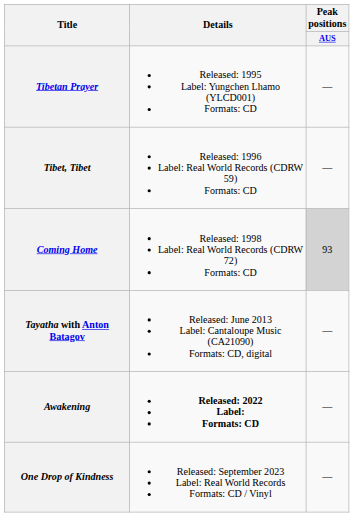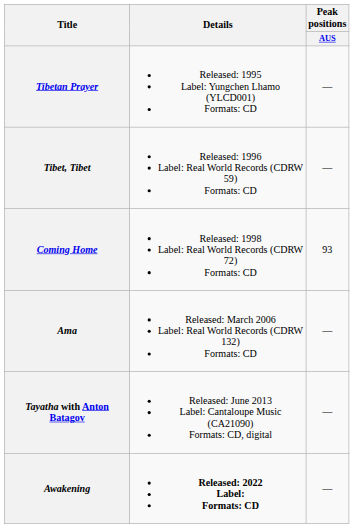(327, 249) lightgrey background -> (327, 249) no background
+ row: (67, 331)
- row: (67, 477)
